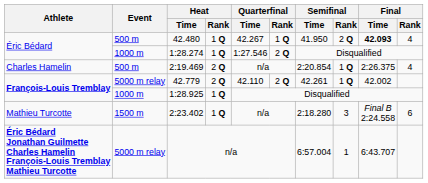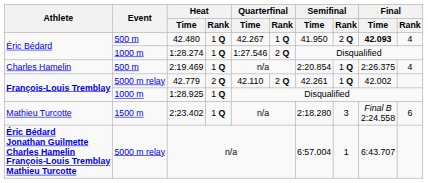(218, 67) 2 Q -> (218, 67) 1 Q
